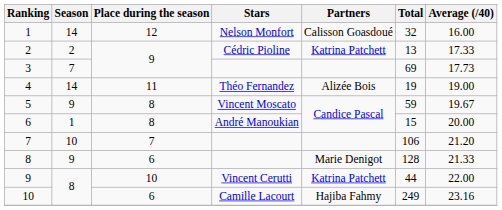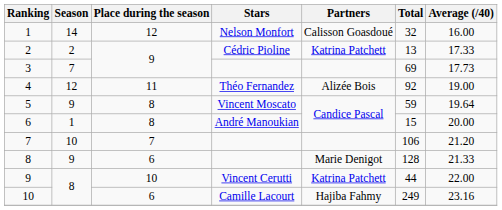(72, 86) 14 -> (72, 86) 12
(411, 86) 19 -> (411, 86) 92
(461, 104) 19.67 -> (461, 104) 19.64
